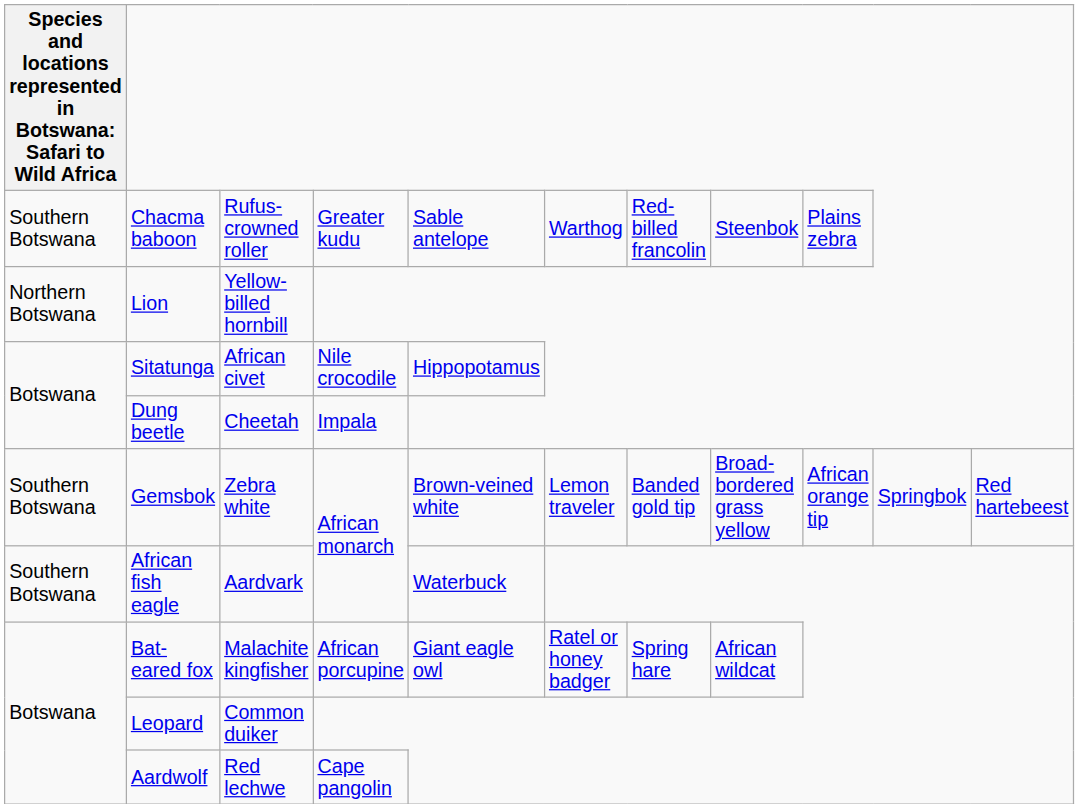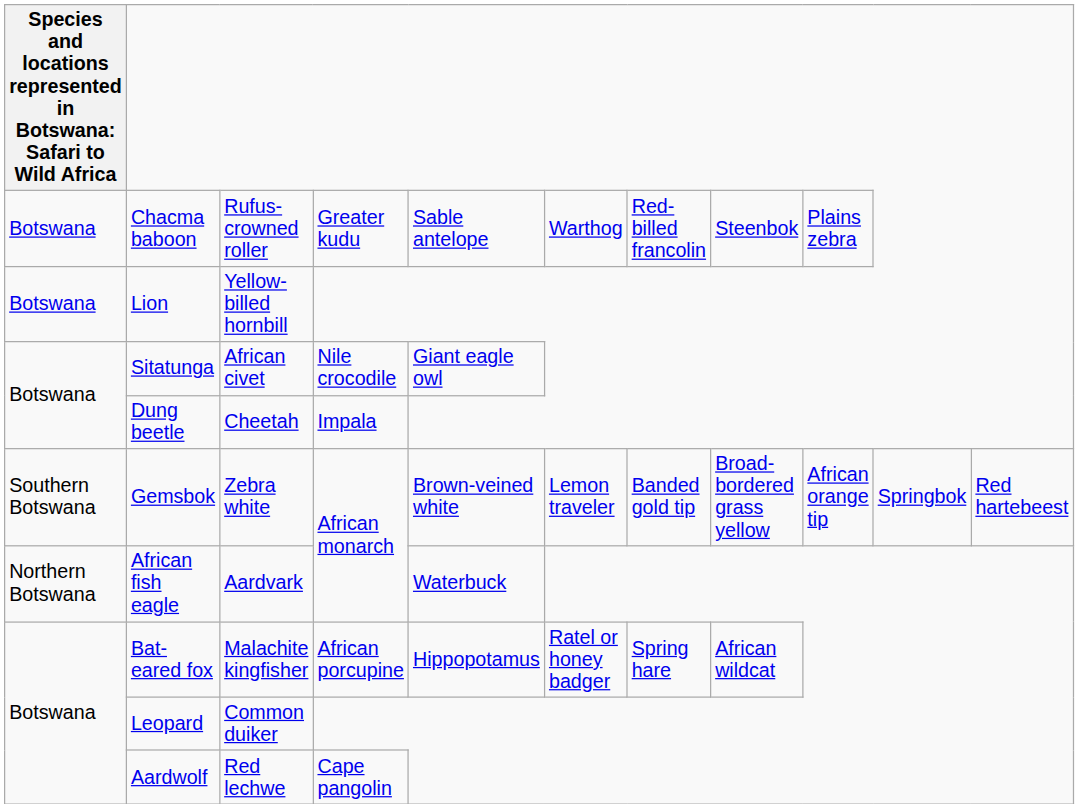(52, 228) Southern Botswana -> (52, 228) Botswana
(52, 303) Northern Botswana -> (52, 303) Botswana
(476, 368) Hippopotamus -> (463, 368) Giant eagle owl
(52, 583) Southern Botswana -> (52, 583) Northern Botswana
(463, 659) Giant eagle owl -> (476, 659) Hippopotamus
